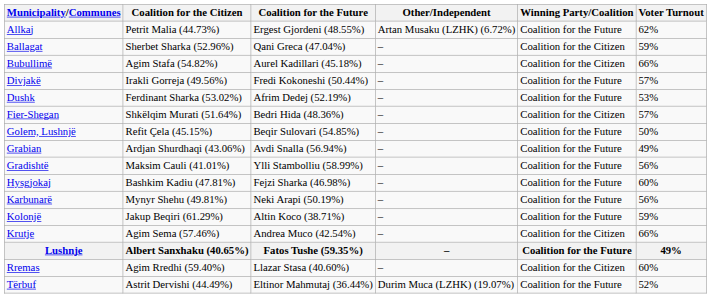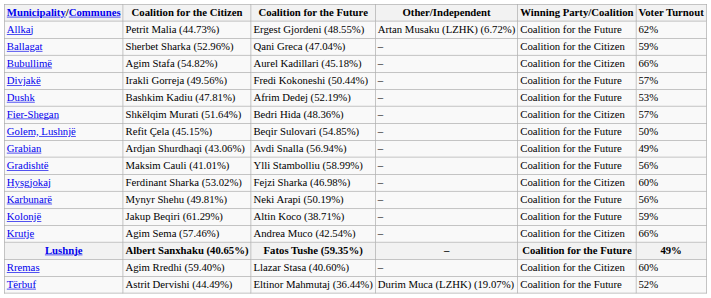(184, 98) Ferdinant Sharka (53.02%) -> (180, 98) Bashkim Kadiu (47.81%)
(180, 183) Bashkim Kadiu (47.81%) -> (184, 183) Ferdinant Sharka (53.02%)
(571, 183) Coalition for the Future -> (573, 183) Coalition for the Citizen
